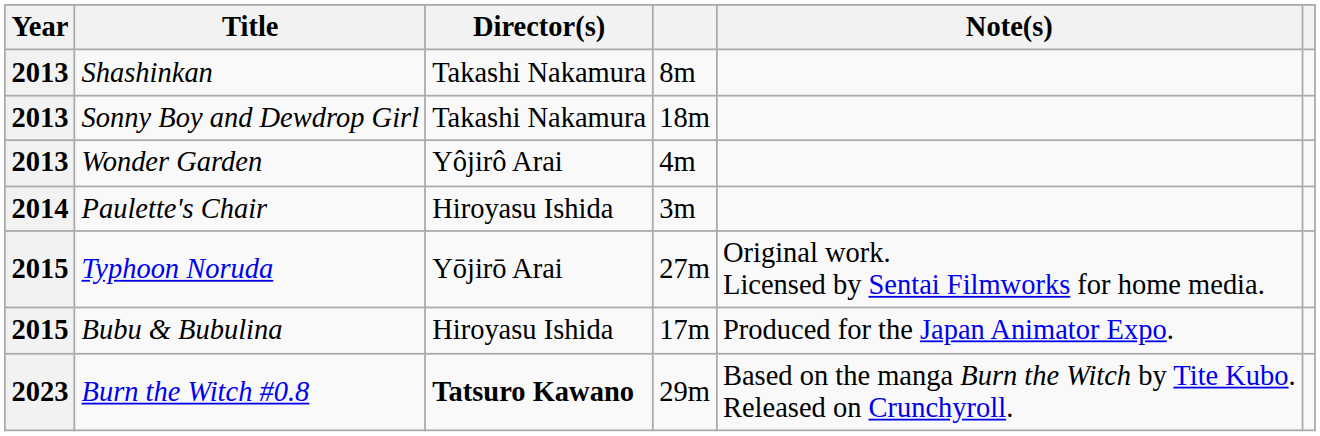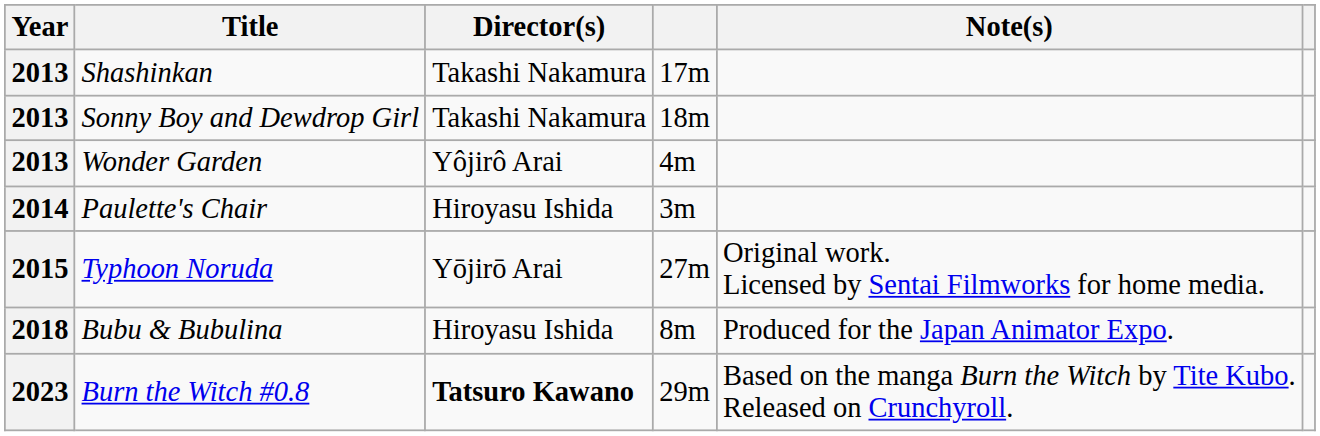(677, 72) 8m -> (685, 72) 17m
(40, 330) 2015 -> (40, 330) 2018
(685, 330) 17m -> (677, 330) 8m
